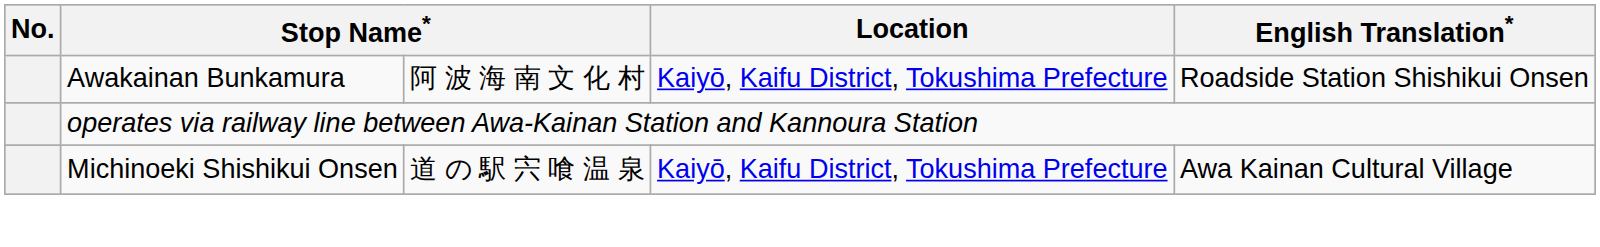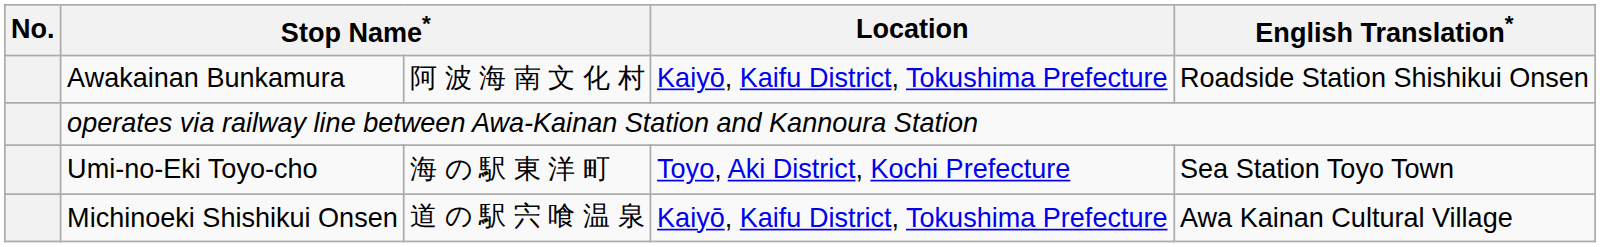+ row: (192, 169)
